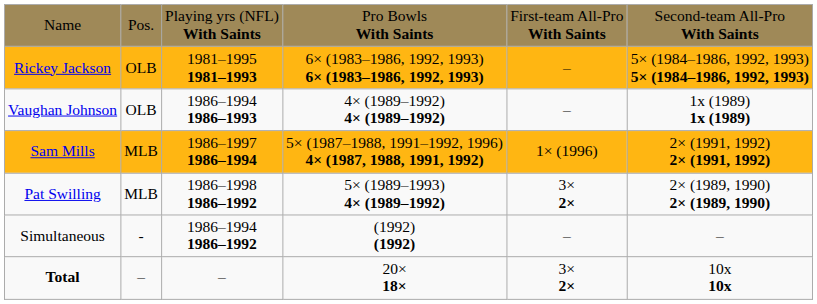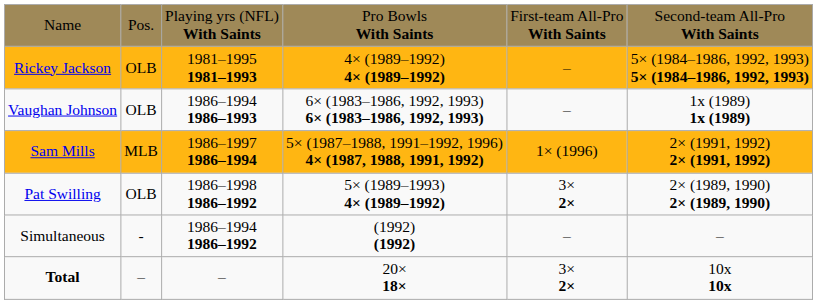(395, 67) 6× (1983–1986, 1992, 1993) 6× (1983–1986, 1992, 1993) -> (395, 67) 4× (1989–1992) 4× (1989–1992)
(395, 109) 4× (1989–1992) 4× (1989–1992) -> (395, 109) 6× (1983–1986, 1992, 1993) 6× (1983–1986, 1992, 1993)
(141, 193) MLB -> (141, 193) OLB
